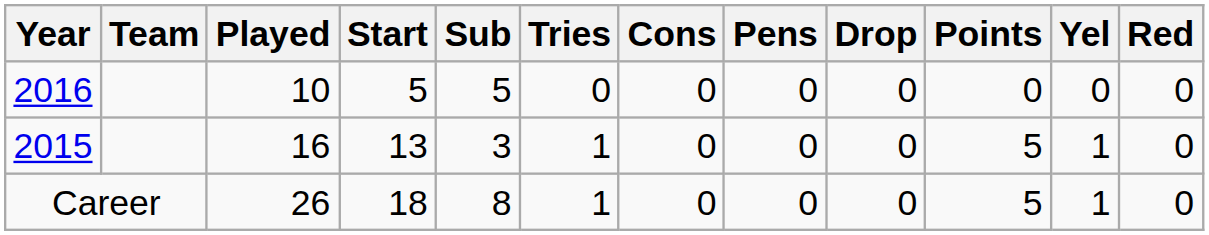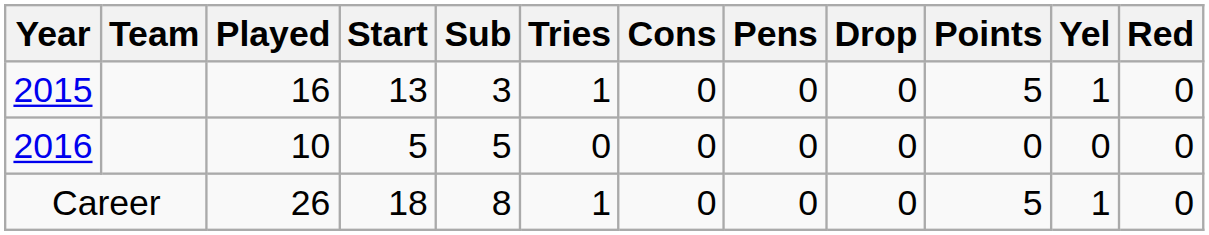rows swapped: (53, 146) <-> (53, 90)
